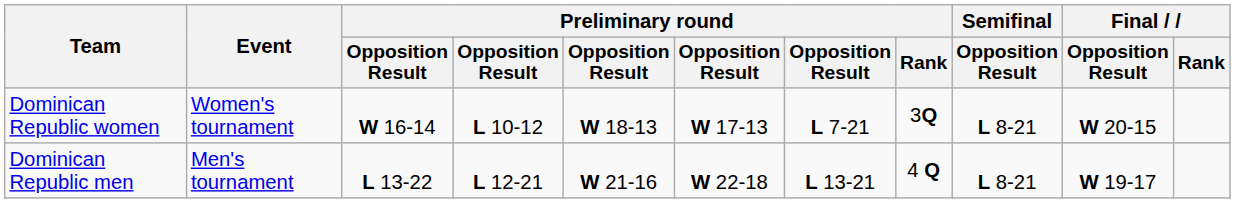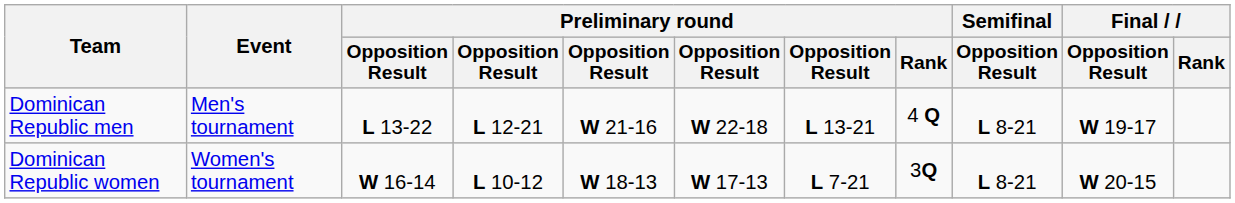rows swapped: (72, 171) <-> (84, 116)
